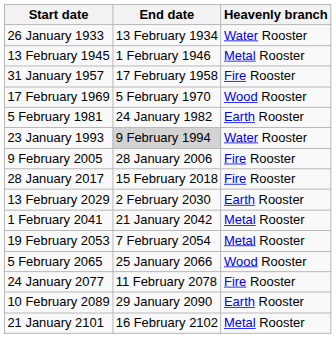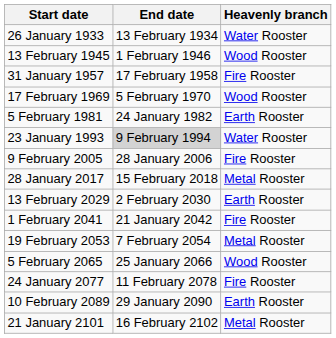(264, 55) Metal Rooster -> (265, 55) Wood Rooster
(260, 179) Fire Rooster -> (264, 179) Metal Rooster
(264, 220) Metal Rooster -> (260, 220) Fire Rooster
